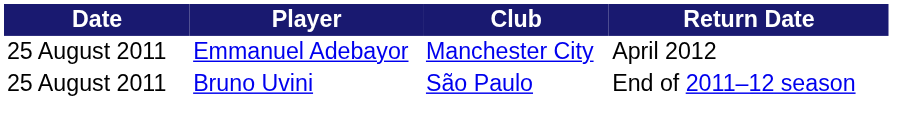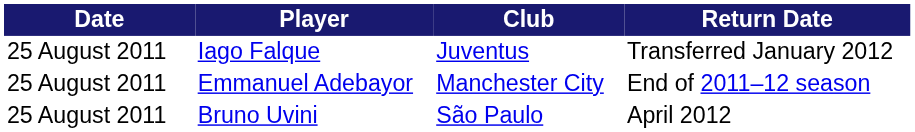+ row: (259, 51)
(664, 51) April 2012 -> (749, 83) End of 2011–12 season
(734, 83) End of 2011–12 season -> (679, 115) April 2012
